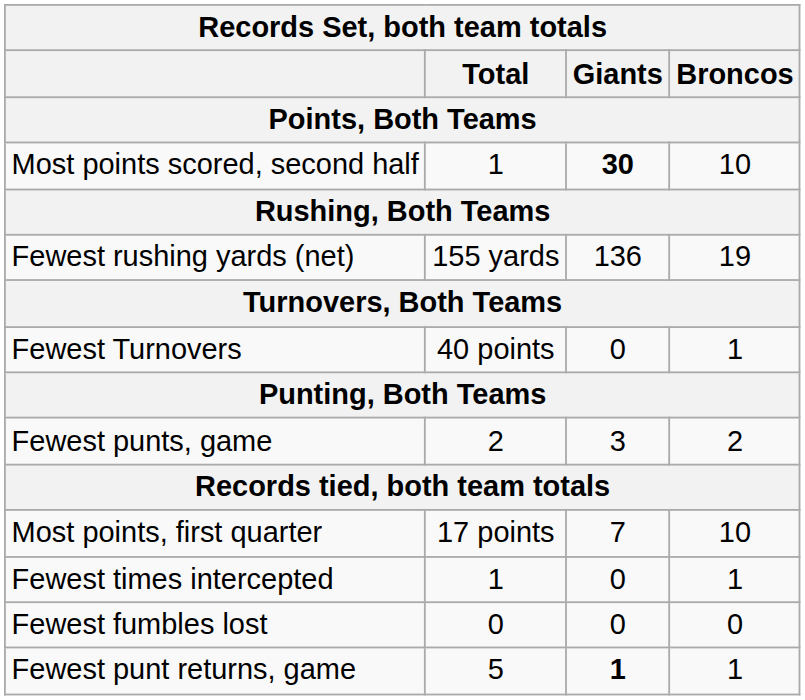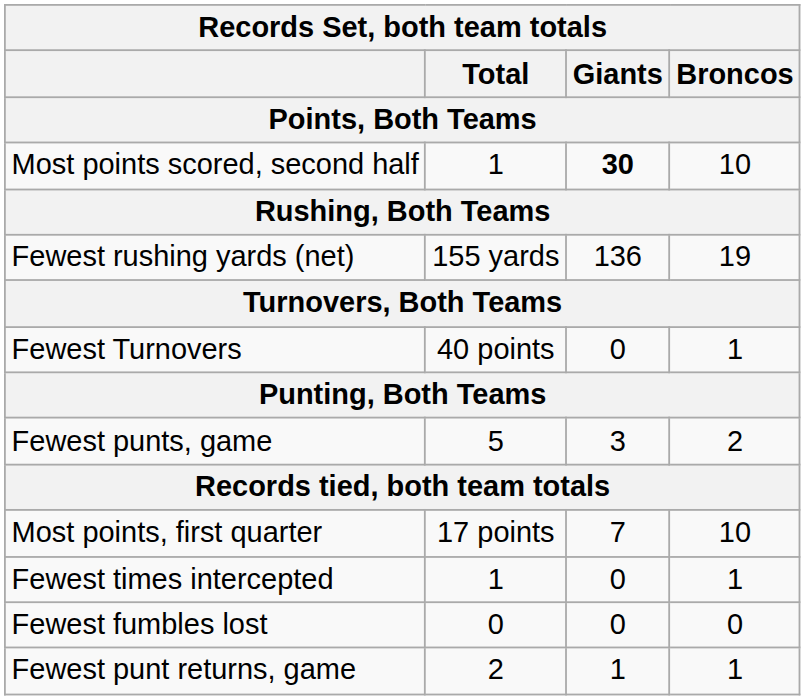(496, 440) 2 -> (496, 440) 5
(496, 670) 5 -> (496, 670) 2
(618, 670) bold -> (618, 670) normal
